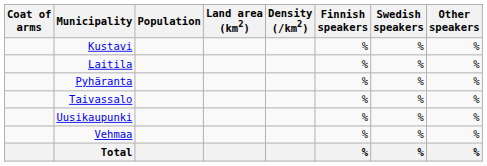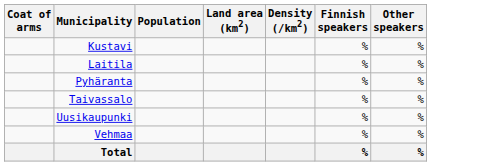- column: (399, 21)
